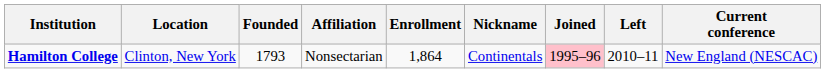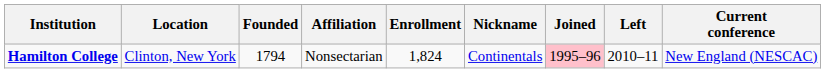(270, 56) 1793 -> (270, 56) 1794
(425, 56) 1,864 -> (425, 56) 1,824
